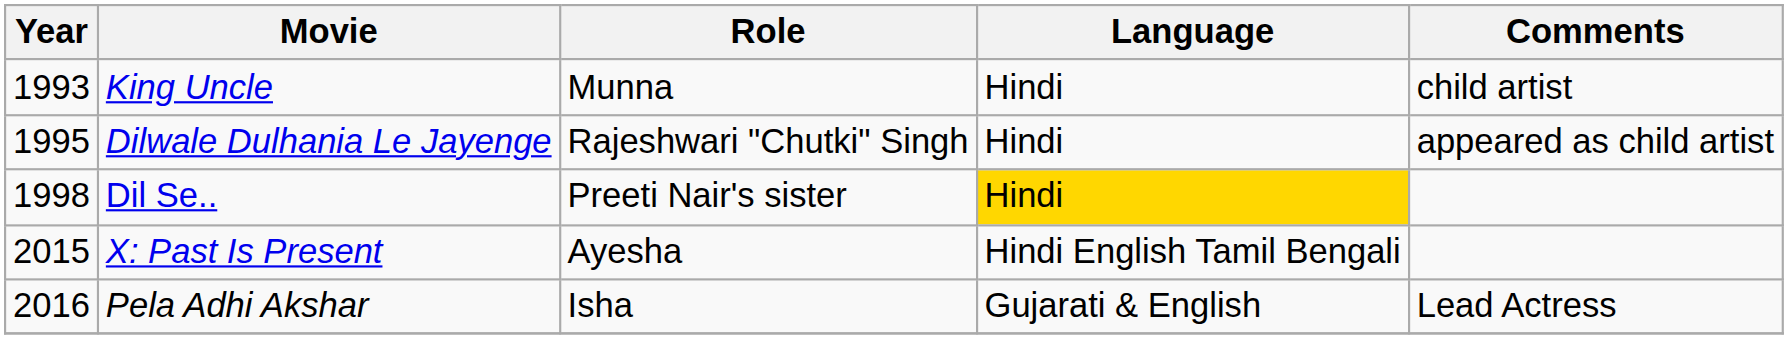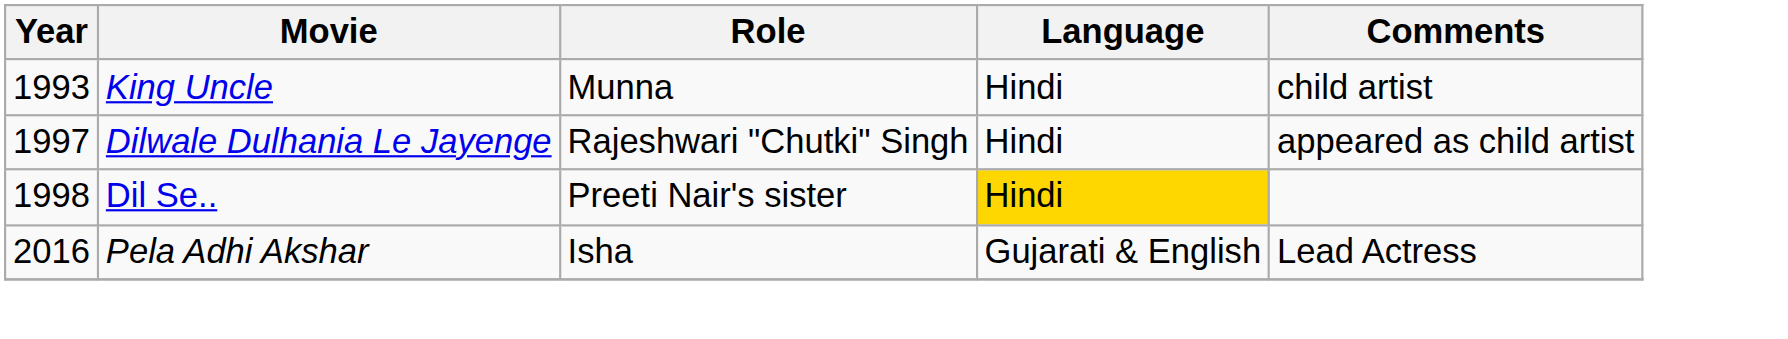(51, 141) 1995 -> (51, 141) 1997
- row: (244, 251)
